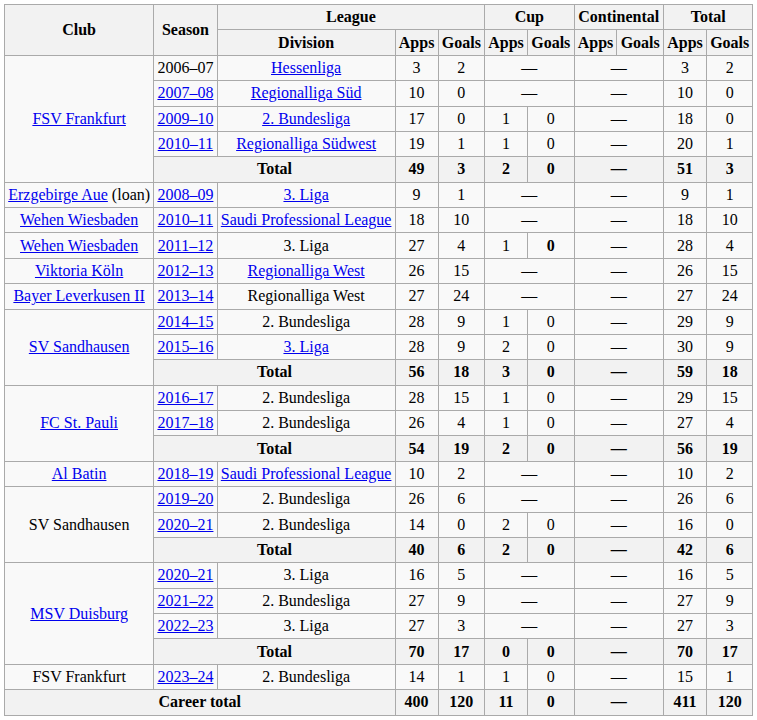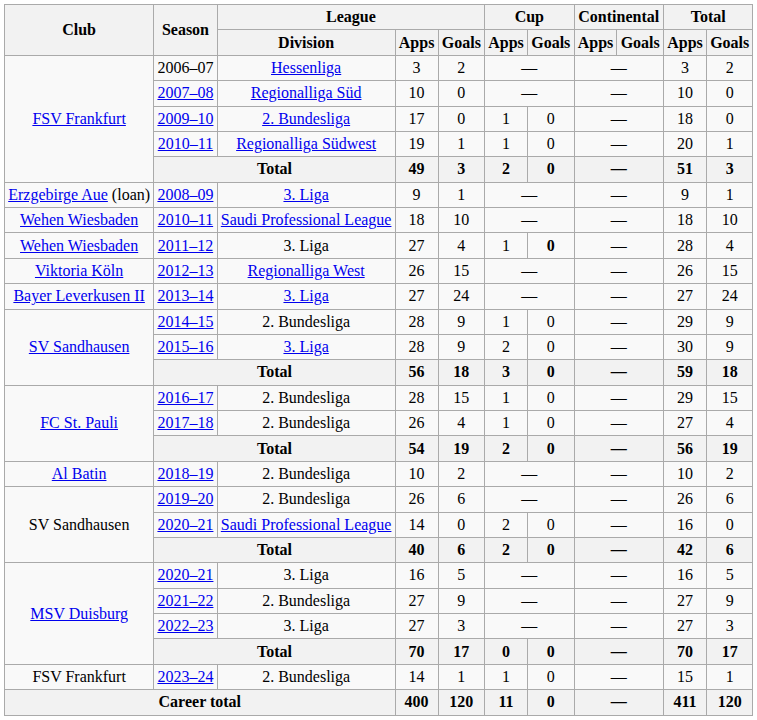(306, 296) Regionalliga West -> (306, 296) 3. Liga
(306, 473) Saudi Professional League -> (306, 473) 2. Bundesliga
(306, 524) 2. Bundesliga -> (306, 524) Saudi Professional League
